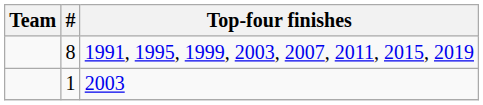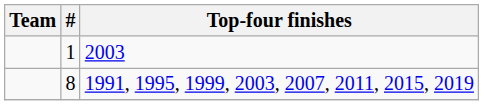rows swapped: (71, 52) <-> (71, 83)
